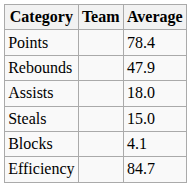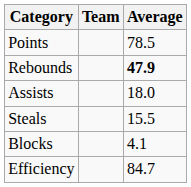(141, 42) 78.4 -> (141, 42) 78.5
(141, 67) normal -> (141, 67) bold
(141, 118) 15.0 -> (141, 118) 15.5
